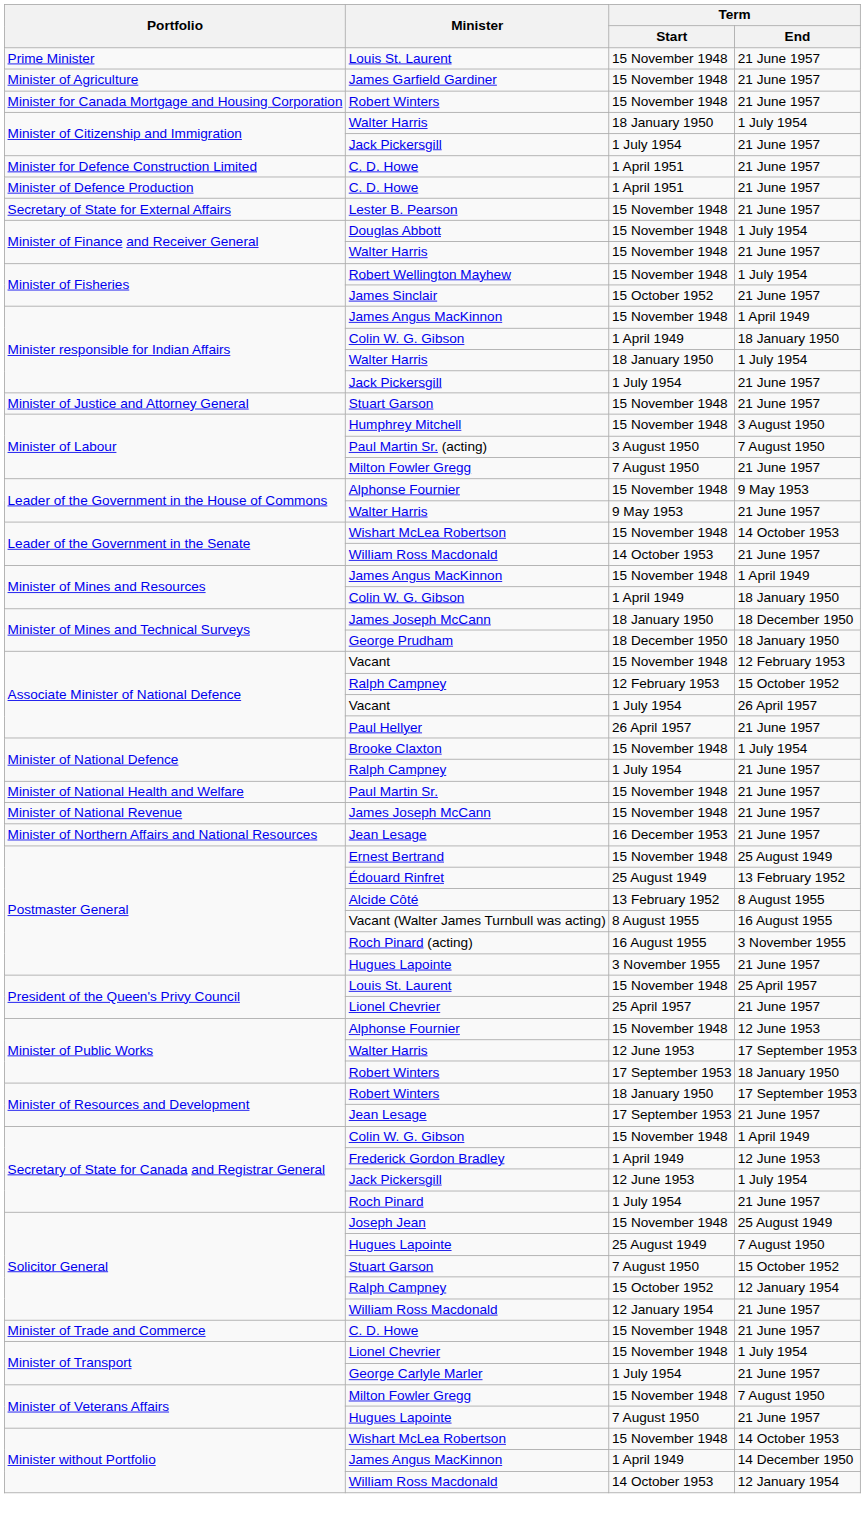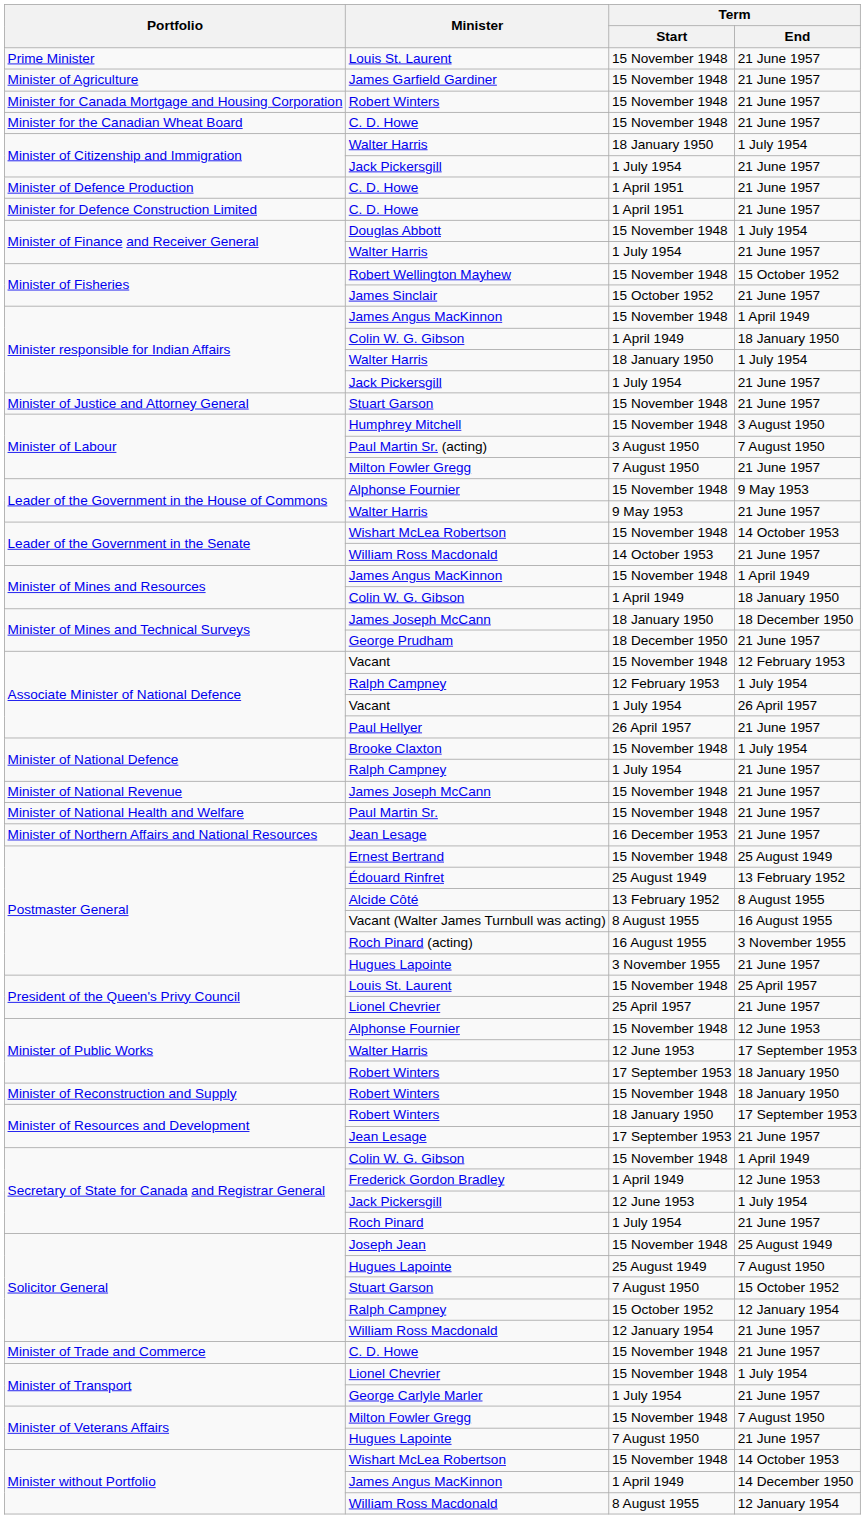+ row: (125, 123)
rows swapped: (132, 166) <-> (101, 187)
- row: (119, 209)
(670, 252) 15 November 1948 -> (647, 252) 1 July 1954
(773, 274) 1 July 1954 -> (788, 274) 15 October 1952
(788, 640) 18 January 1950 -> (779, 640) 21 June 1957
(788, 683) 15 October 1952 -> (773, 683) 1 July 1954
rows swapped: (126, 791) <-> (95, 813)
+ row: (122, 1093)
(663, 1481) 14 October 1953 -> (655, 1503) 8 August 1955
